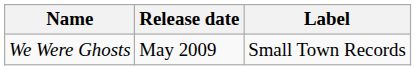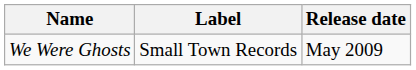columns swapped: (327, 19) <-> (189, 19)
